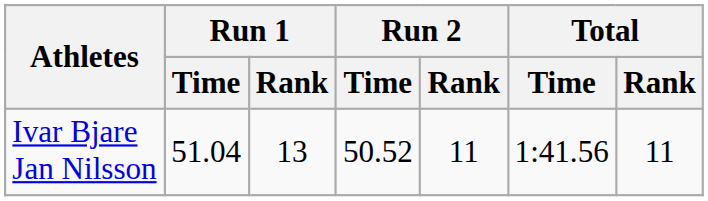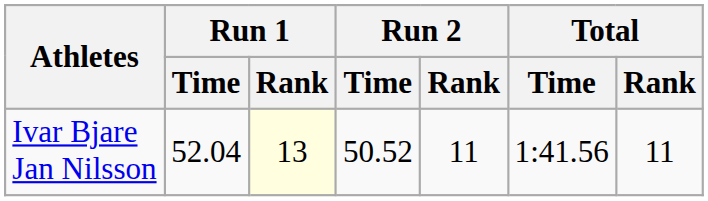(206, 151) 51.04 -> (206, 151) 52.04
(292, 151) no background -> (292, 151) lightyellow background
